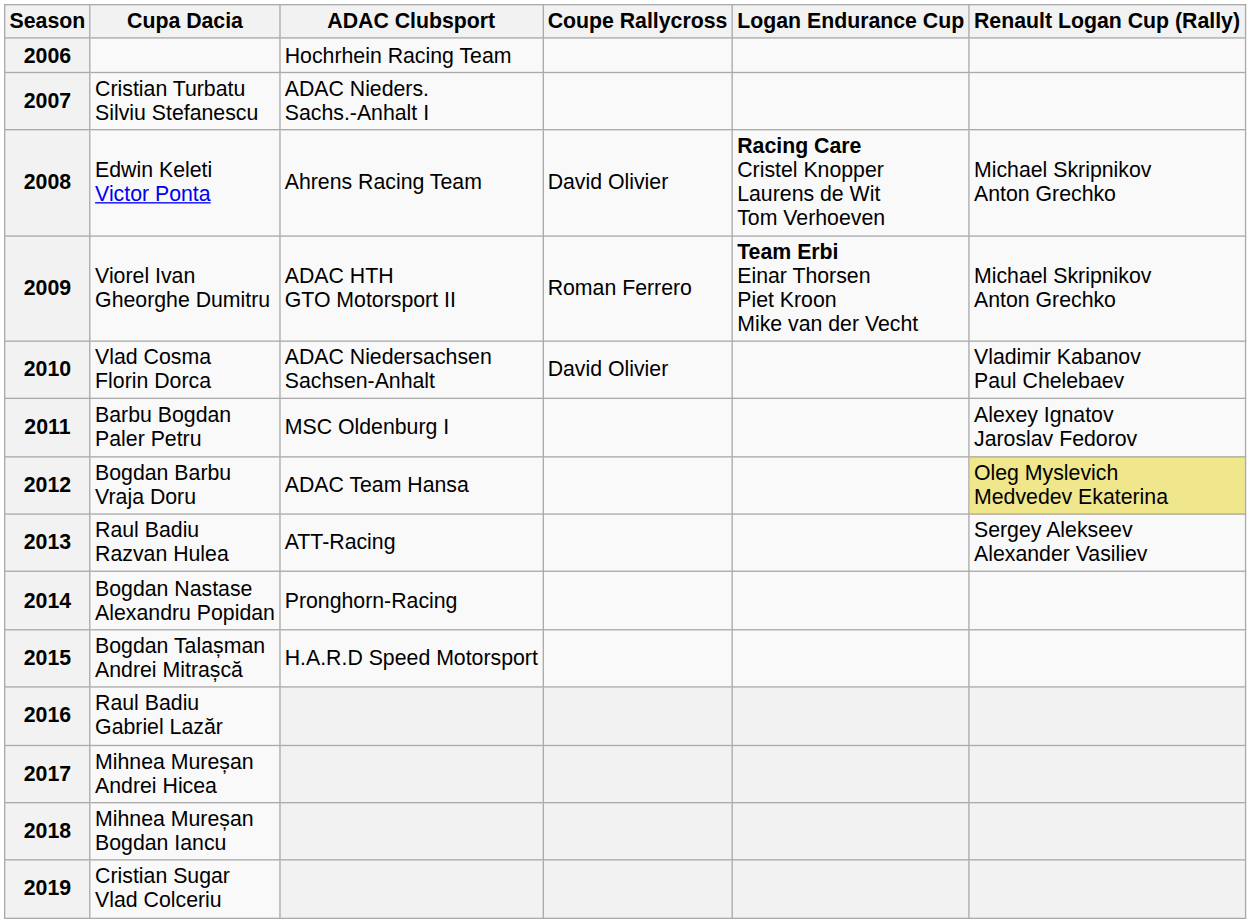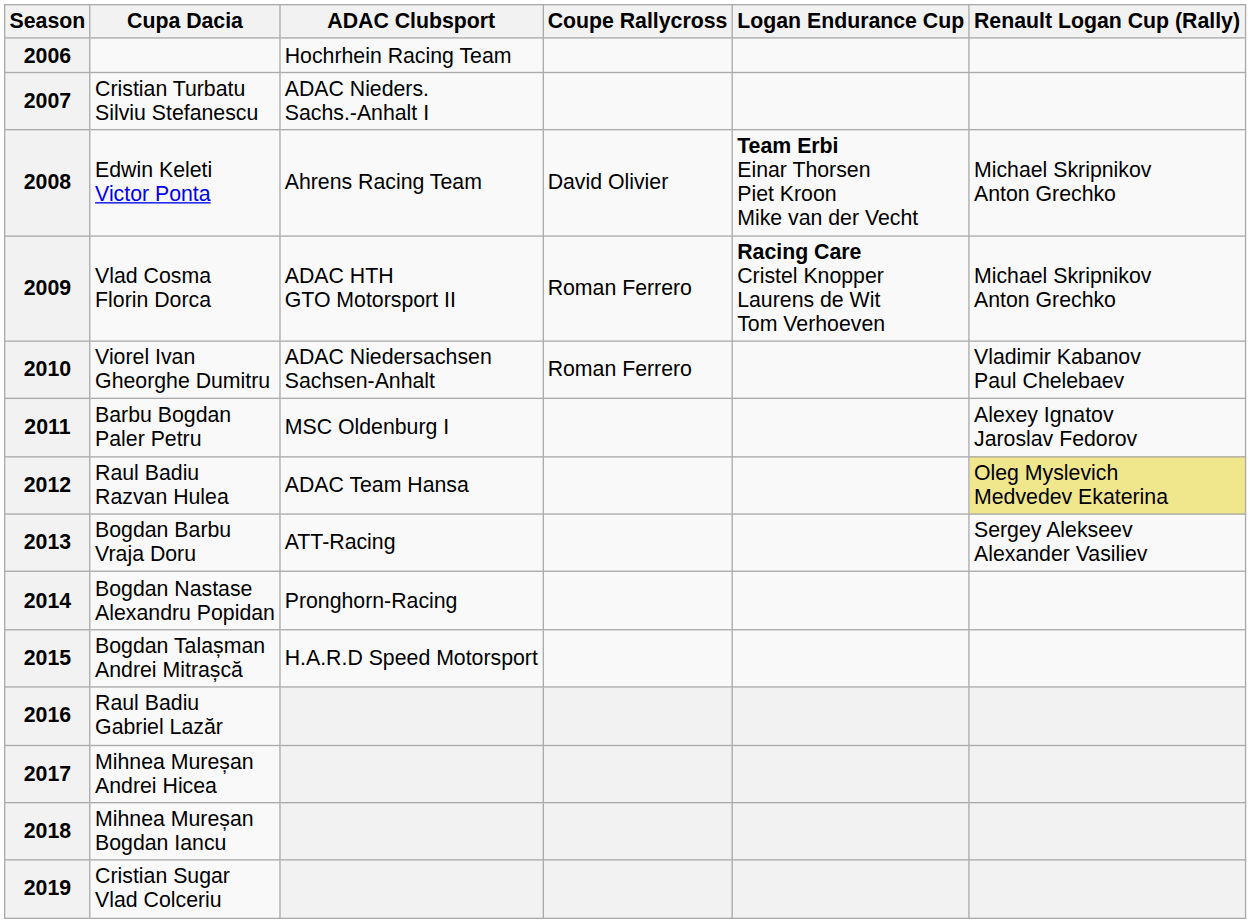(811, 182) Racing Care Cristel Knopper Laurens de Wit Tom Verhoeven -> (828, 182) Team Erbi Einar Thorsen Piet Kroon Mike van der Vecht
(183, 288) Viorel Ivan Gheorghe Dumitru -> (153, 288) Vlad Cosma Florin Dorca
(828, 288) Team Erbi Einar Thorsen Piet Kroon Mike van der Vecht -> (811, 288) Racing Care Cristel Knopper Laurens de Wit Tom Verhoeven
(153, 369) Vlad Cosma Florin Dorca -> (183, 369) Viorel Ivan Gheorghe Dumitru
(608, 369) David Olivier -> (620, 369) Roman Ferrero
(163, 485) Bogdan Barbu Vraja Doru -> (162, 485) Raul Badiu Razvan Hulea
(162, 542) Raul Badiu Razvan Hulea -> (163, 542) Bogdan Barbu Vraja Doru
